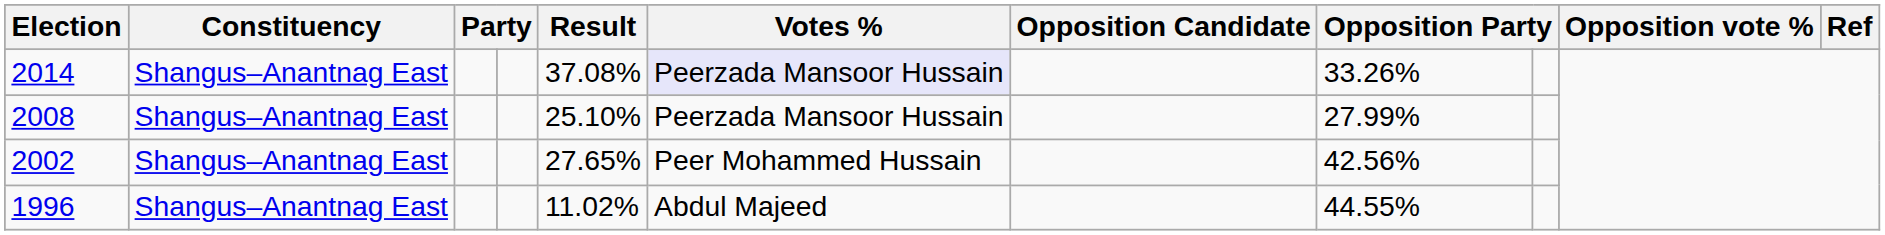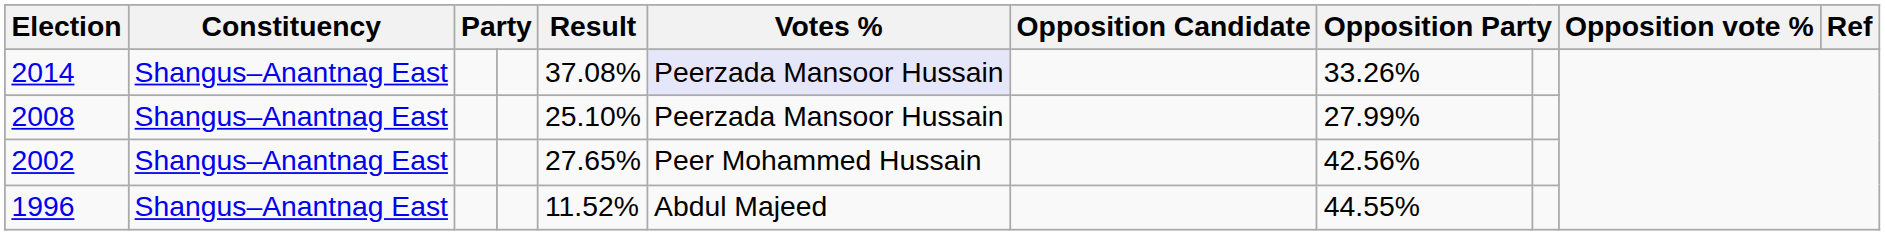(592, 206) 11.02% -> (592, 206) 11.52%
